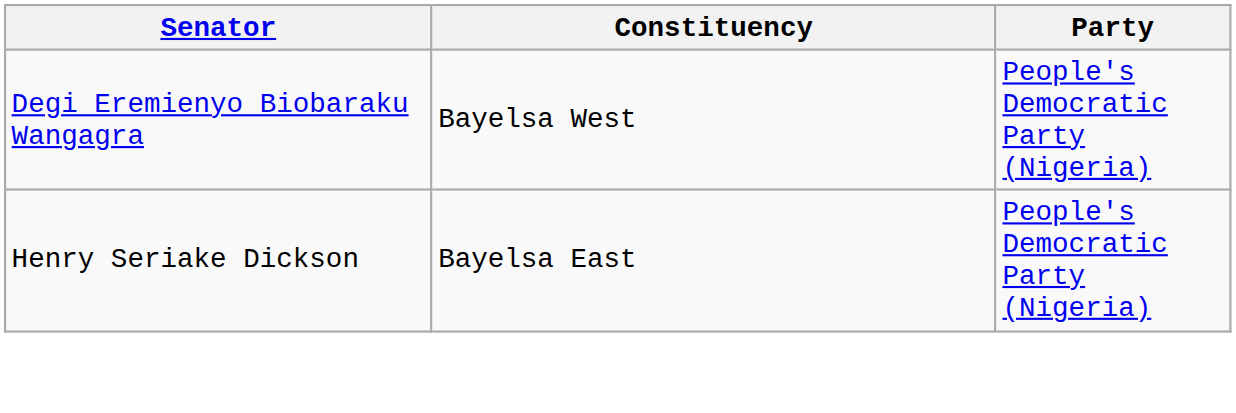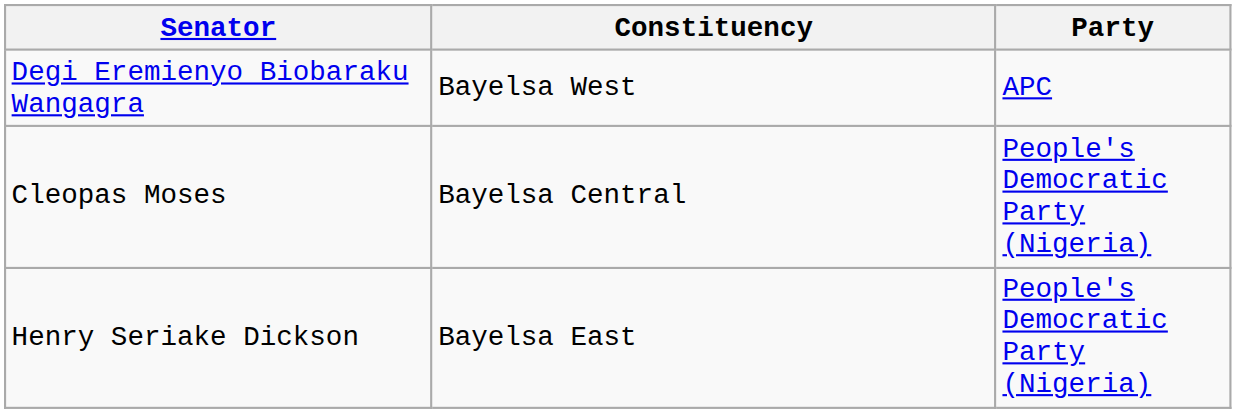(1085, 120) People's Democratic Party (Nigeria) -> (1027, 88) APC
+ row: (119, 197)
